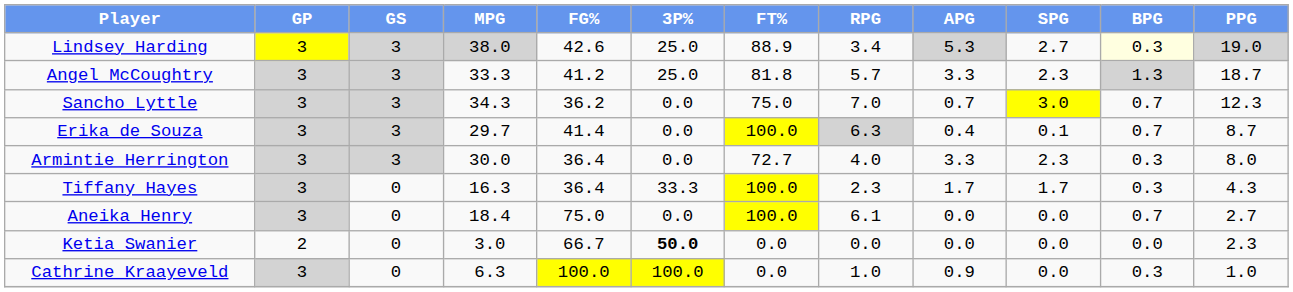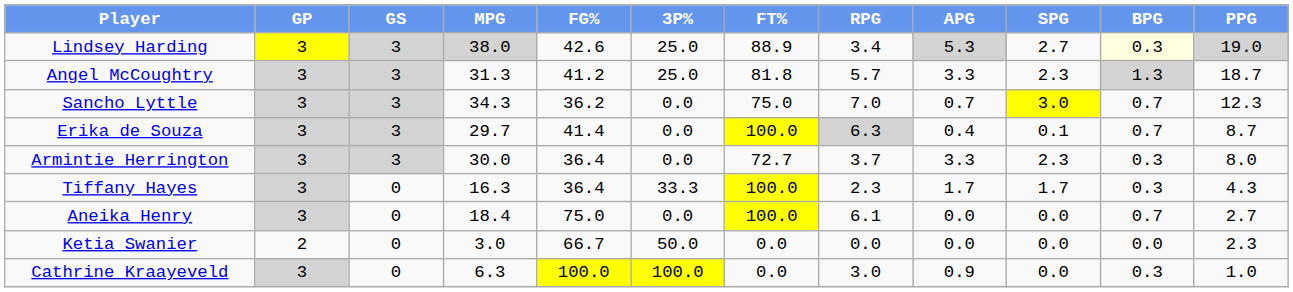(490, 75) 33.3 -> (490, 75) 31.3
(866, 160) 4.0 -> (866, 160) 3.7
(678, 244) bold -> (678, 244) normal
(866, 272) 1.0 -> (866, 272) 3.0
